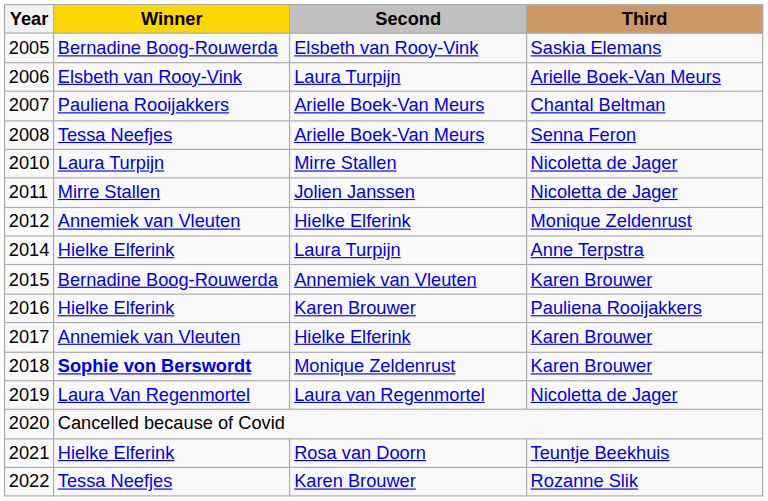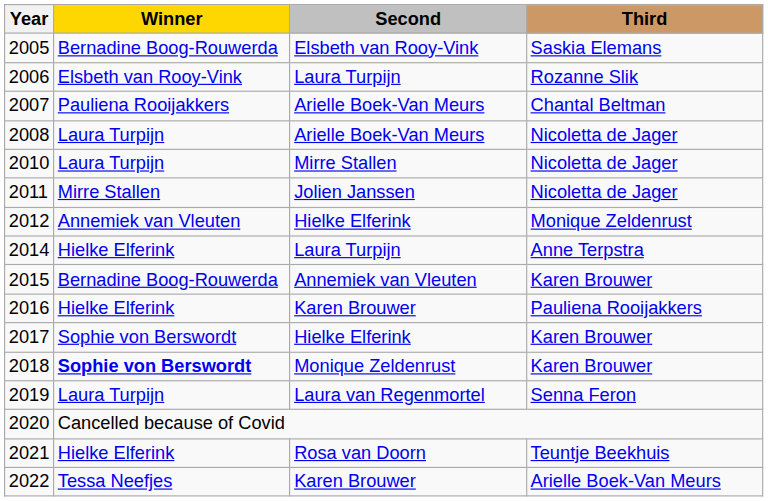(626, 76) Arielle Boek-Van Meurs -> (584, 76) Rozanne Slik
(115, 134) Tessa Neefjes -> (111, 134) Laura Turpijn
(583, 134) Senna Feron -> (604, 134) Nicoletta de Jager
(149, 337) Annemiek van Vleuten -> (147, 337) Sophie von Berswordt
(154, 395) Laura Van Regenmortel -> (111, 395) Laura Turpijn
(604, 395) Nicoletta de Jager -> (583, 395) Senna Feron
(584, 481) Rozanne Slik -> (626, 481) Arielle Boek-Van Meurs
